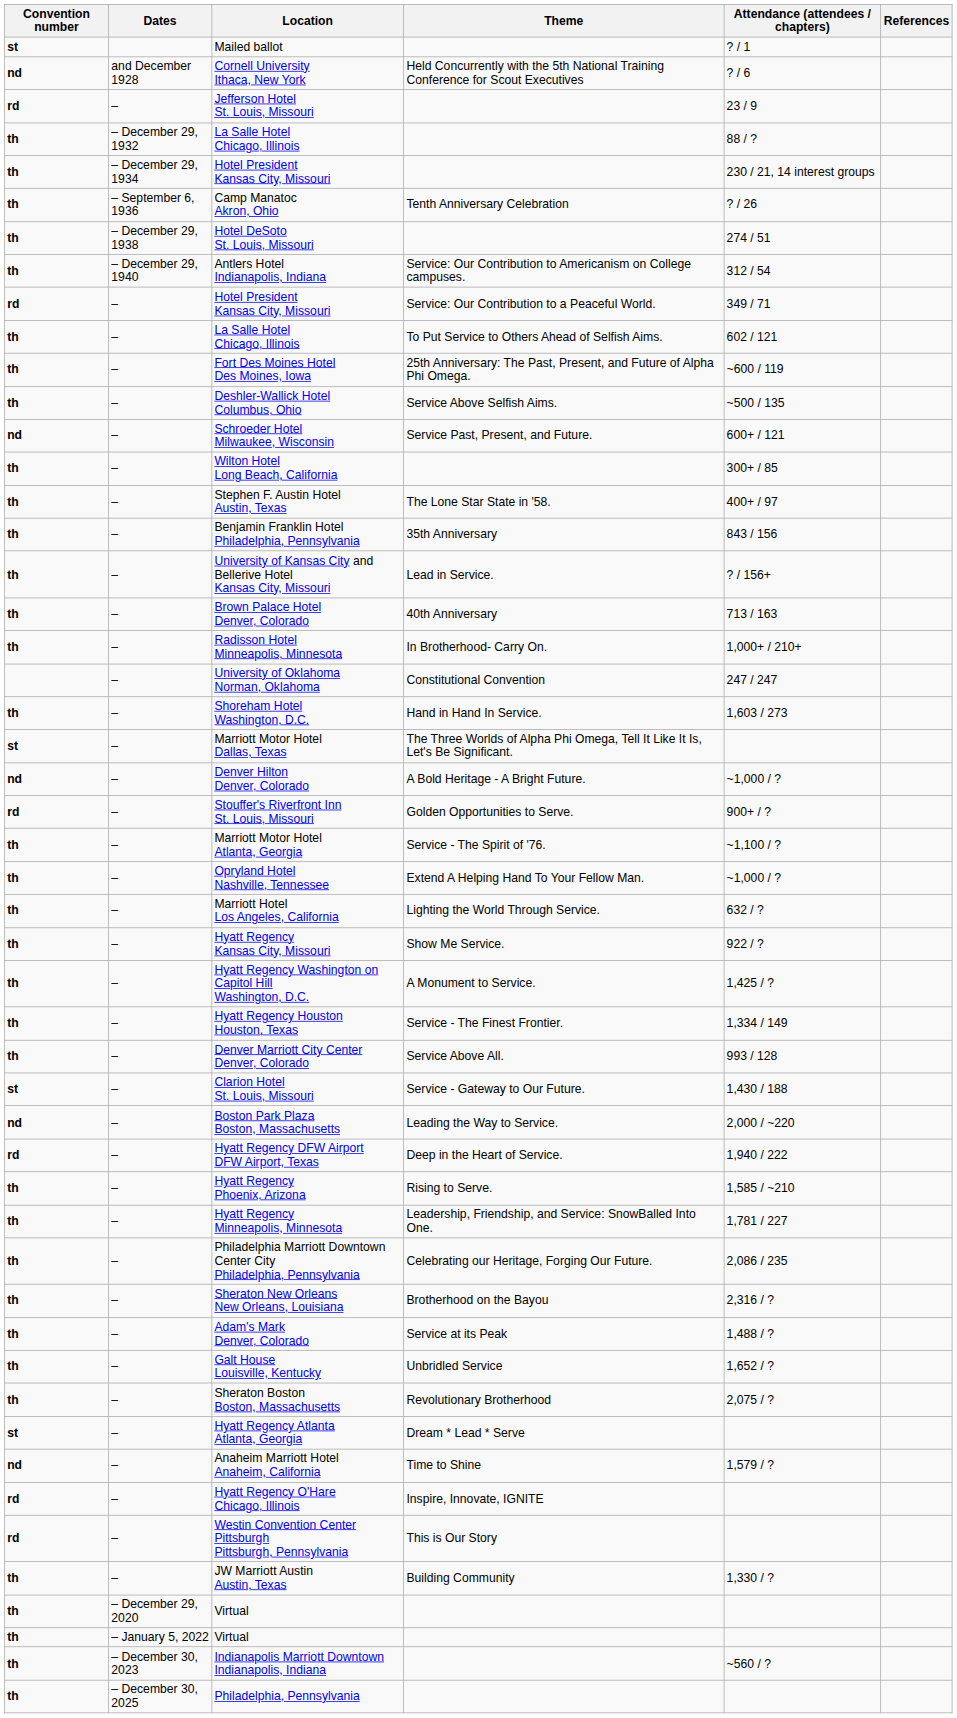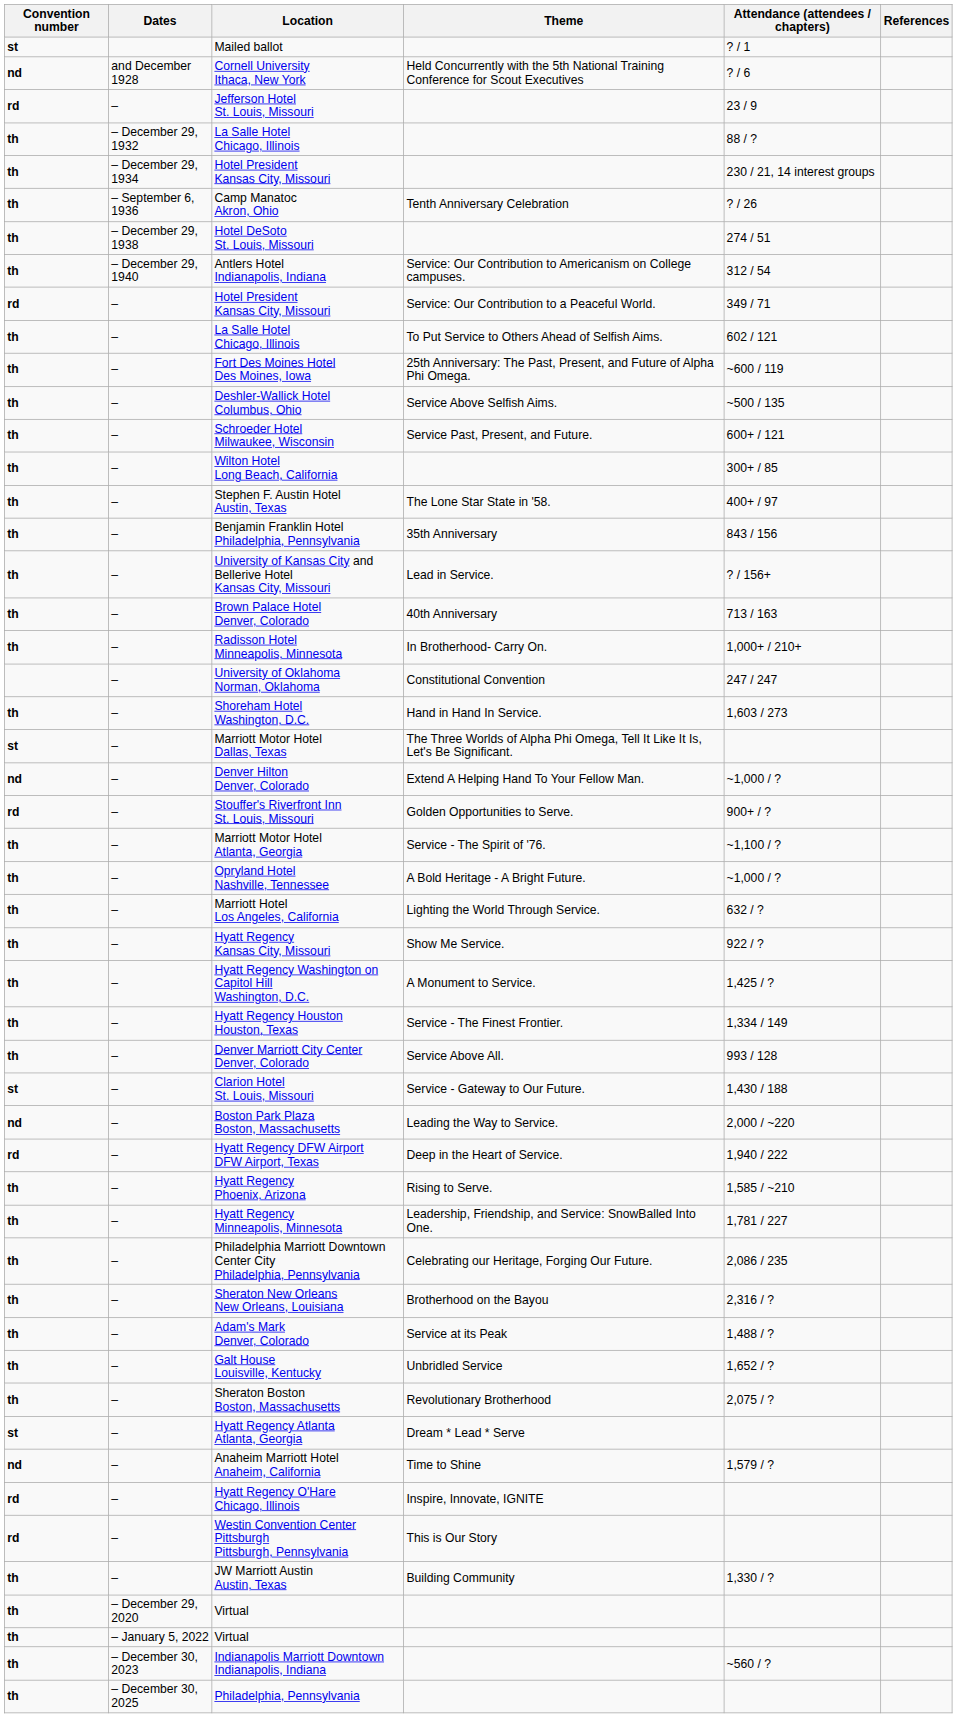(15, 435) nd -> (13, 435) th
(496, 779) A Bold Heritage - A Bright Future. -> (525, 779) Extend A Helping Hand To Your Fellow Man.
(525, 878) Extend A Helping Hand To Your Fellow Man. -> (496, 878) A Bold Heritage - A Bright Future.
